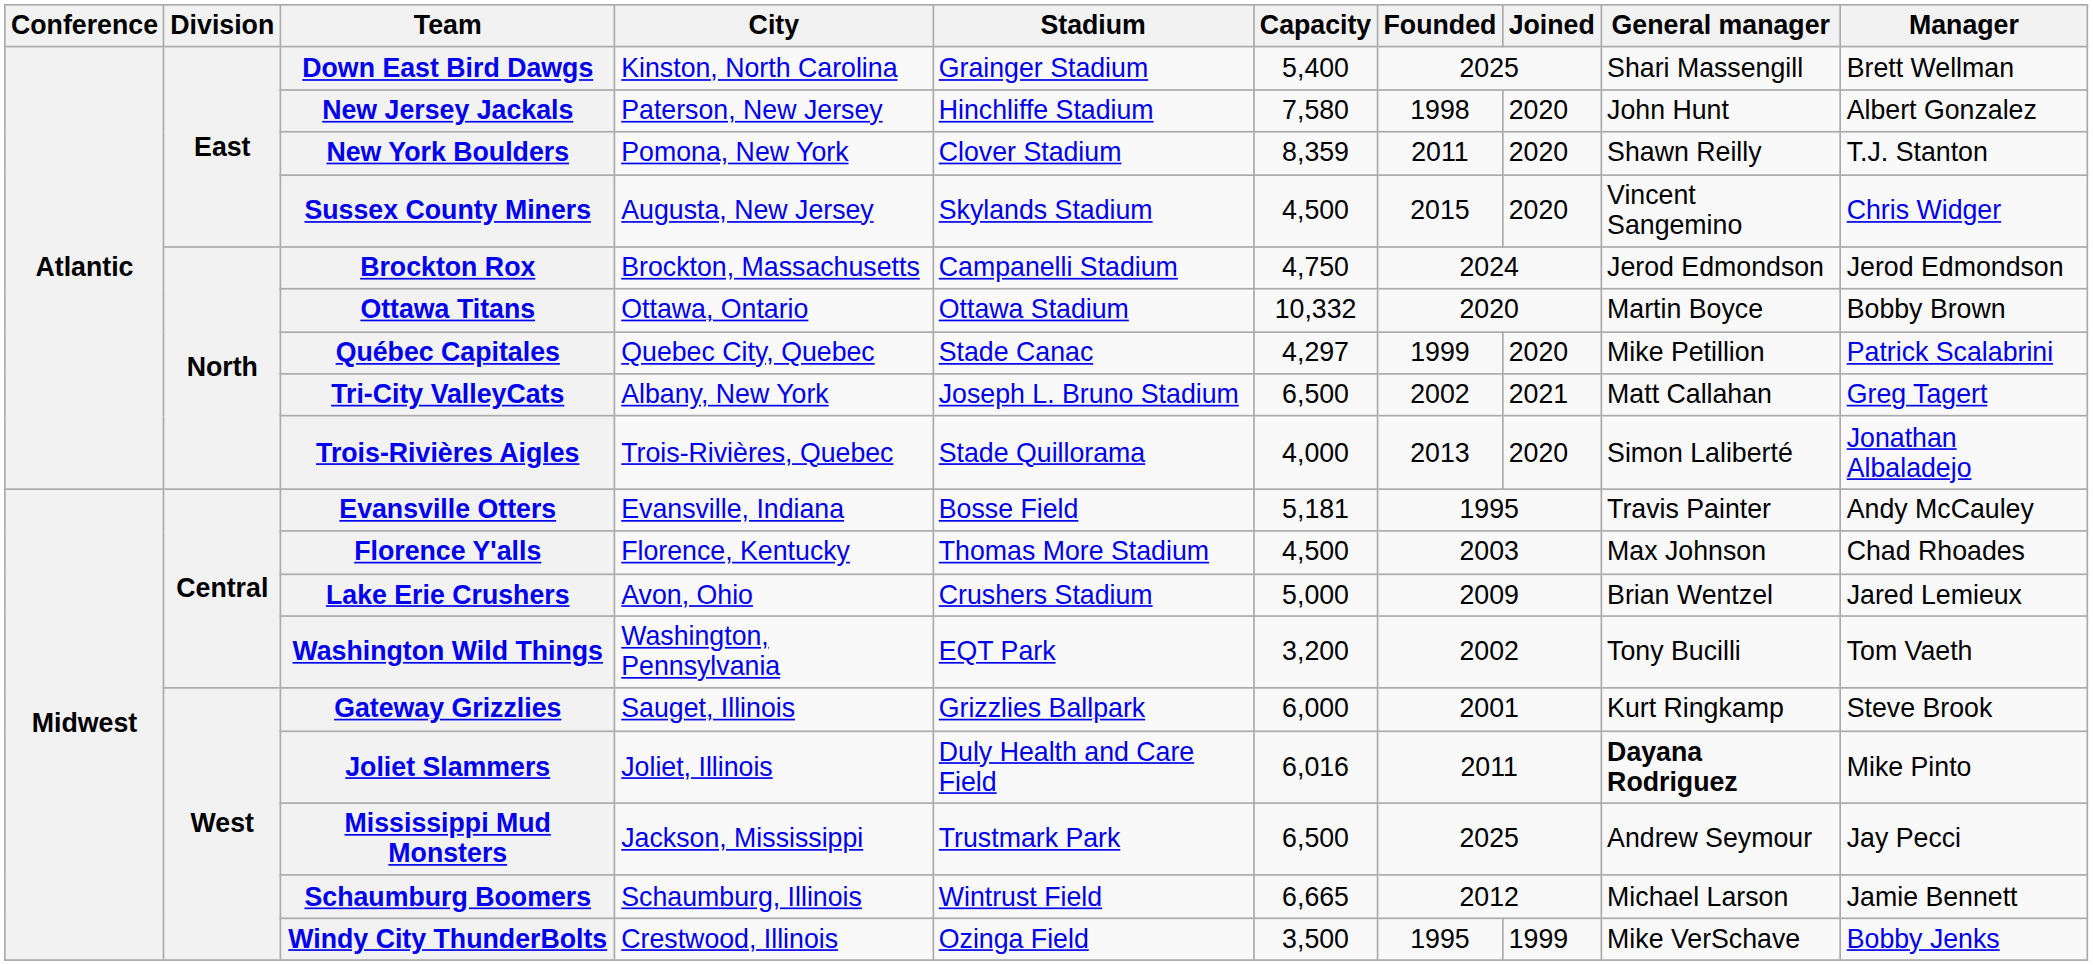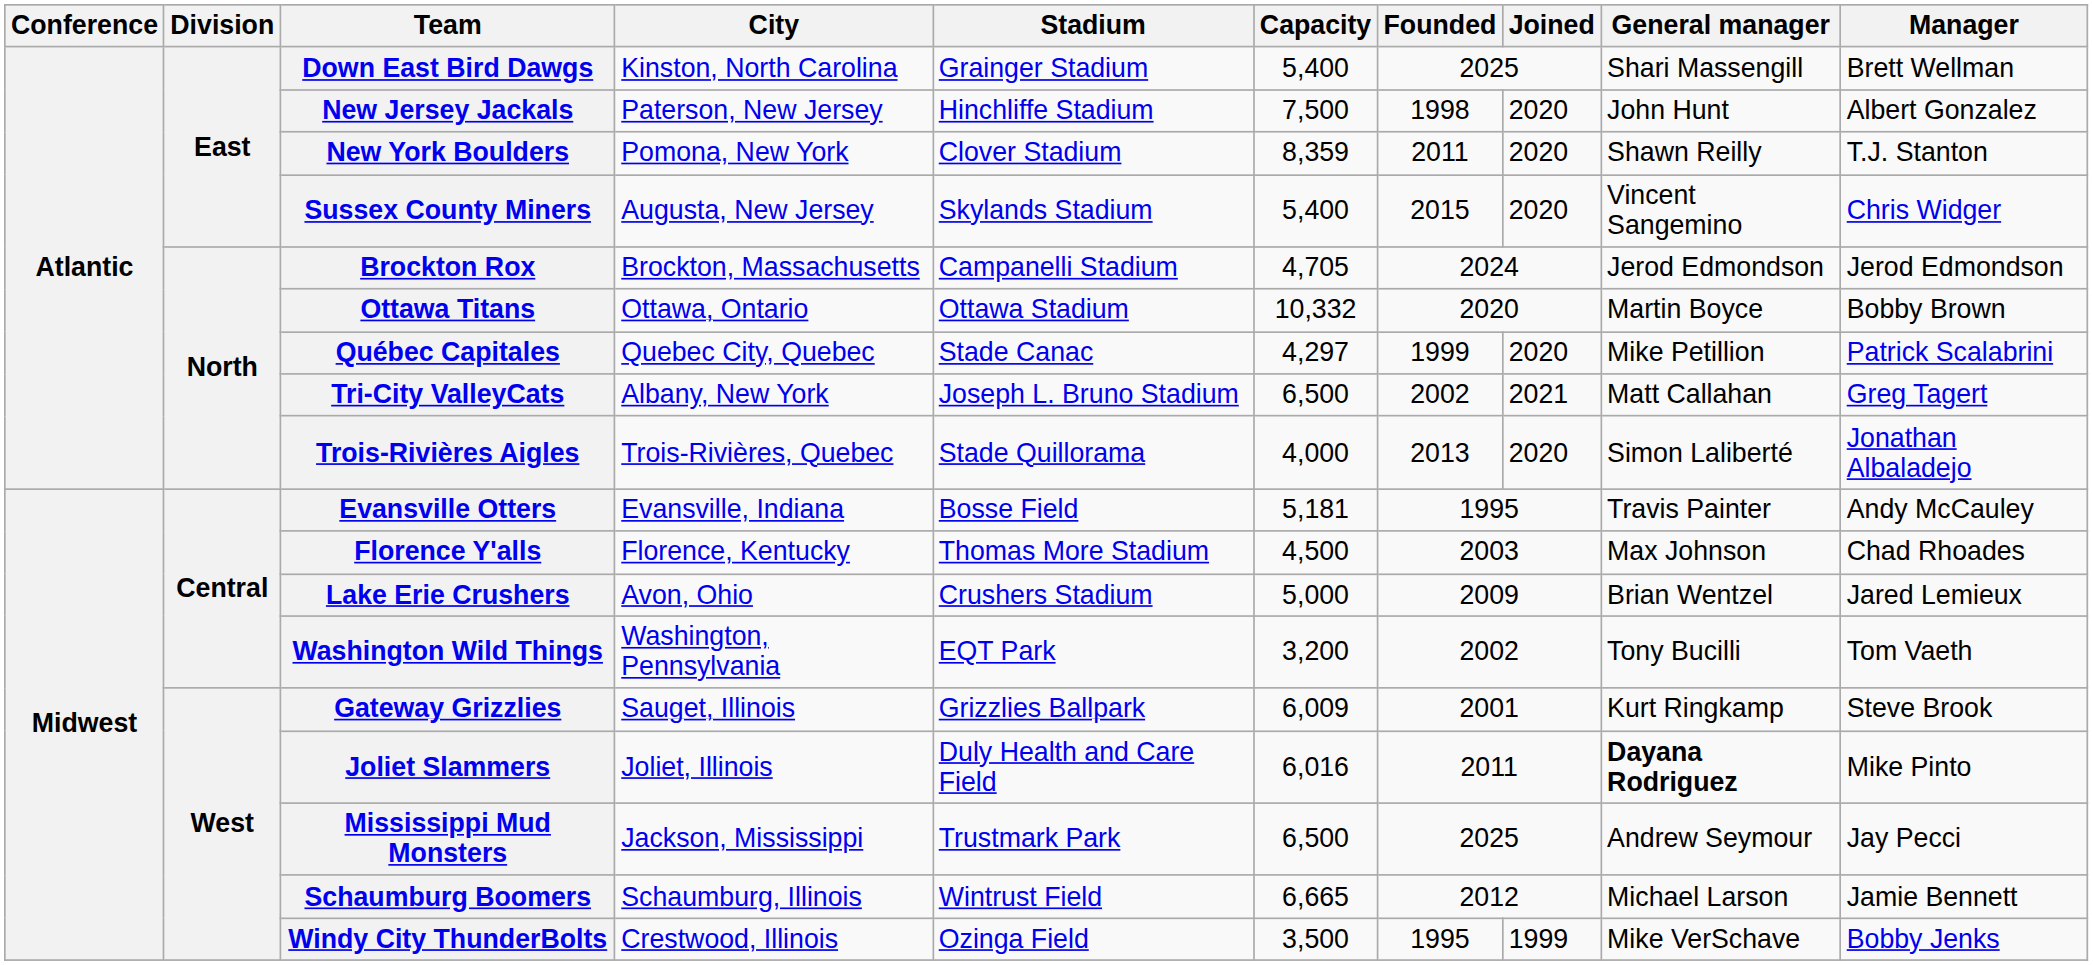(1316, 110) 7,580 -> (1316, 110) 7,500
(1316, 210) 4,500 -> (1316, 210) 5,400
(1316, 267) 4,750 -> (1316, 267) 4,705
(1316, 709) 6,000 -> (1316, 709) 6,009
